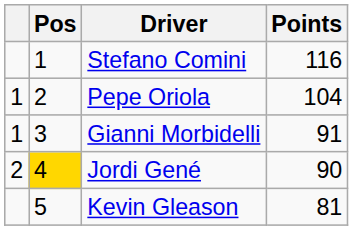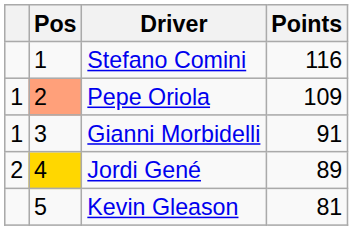(40, 97) no background -> (40, 97) lightsalmon background
(323, 97) 104 -> (323, 97) 109
(329, 171) 90 -> (329, 171) 89
